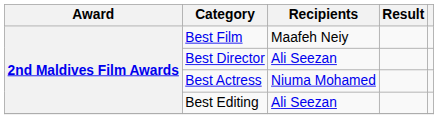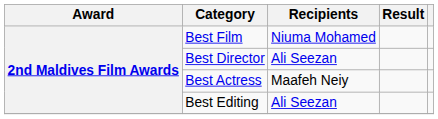(310, 37) Maafeh Neiy -> (323, 37) Niuma Mohamed
(323, 80) Niuma Mohamed -> (310, 80) Maafeh Neiy
